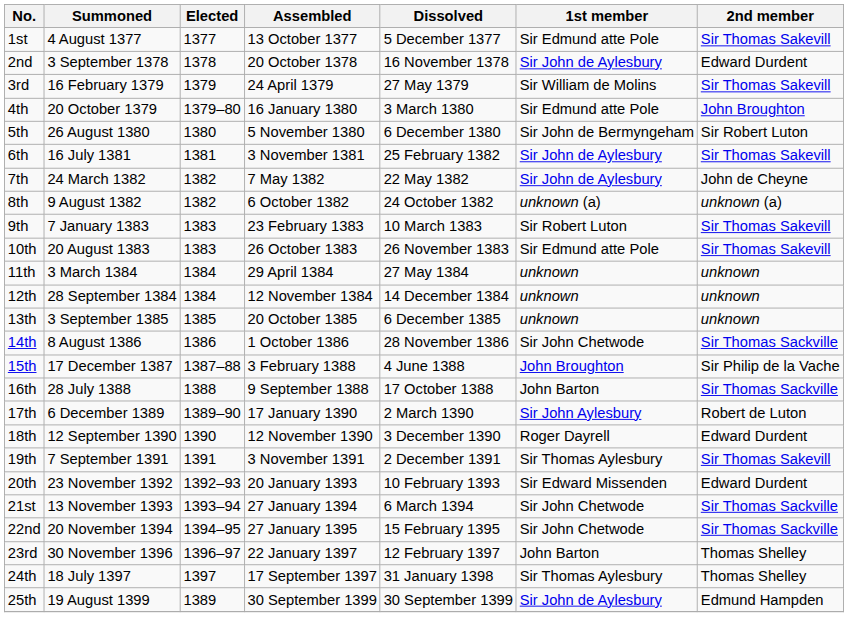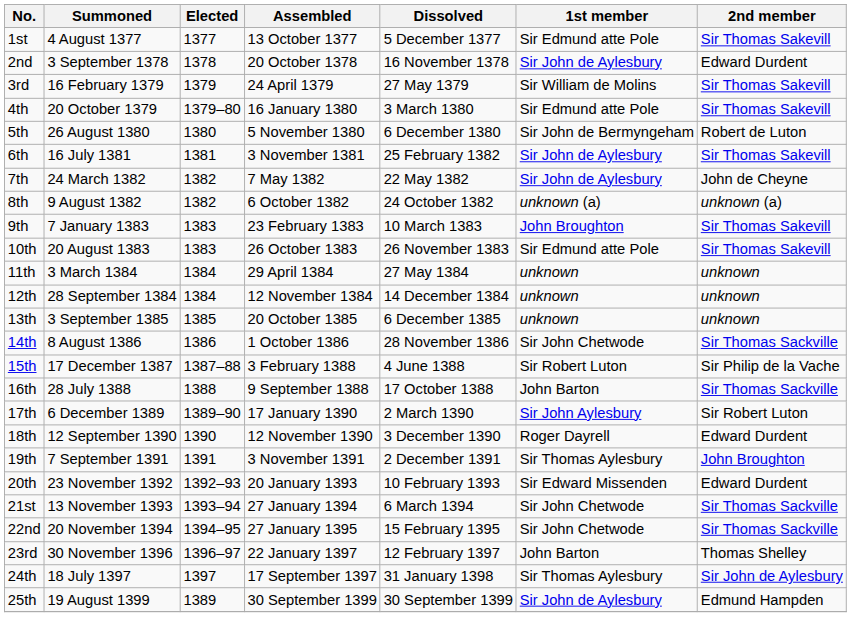(753, 109) John Broughton -> (766, 109) Sir Thomas Sakevill
(754, 132) Sir Robert Luton -> (754, 132) Robert de Luton
(573, 226) Sir Robert Luton -> (572, 226) John Broughton
(572, 366) John Broughton -> (573, 366) Sir Robert Luton
(754, 413) Robert de Luton -> (754, 413) Sir Robert Luton
(766, 459) Sir Thomas Sakevill -> (753, 459) John Broughton
(754, 576) Thomas Shelley -> (772, 576) Sir John de Aylesbury
